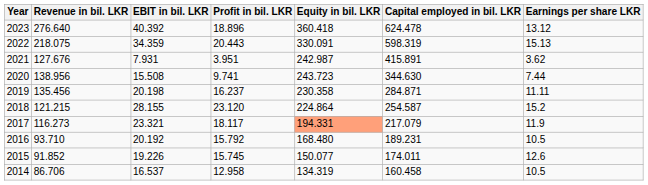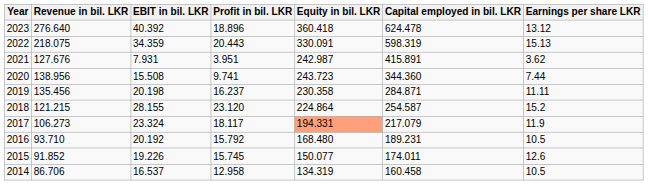(403, 76) 344.630 -> (403, 76) 344.360
(52, 124) 116.273 -> (52, 124) 106.273
(148, 124) 23.321 -> (148, 124) 23.324
